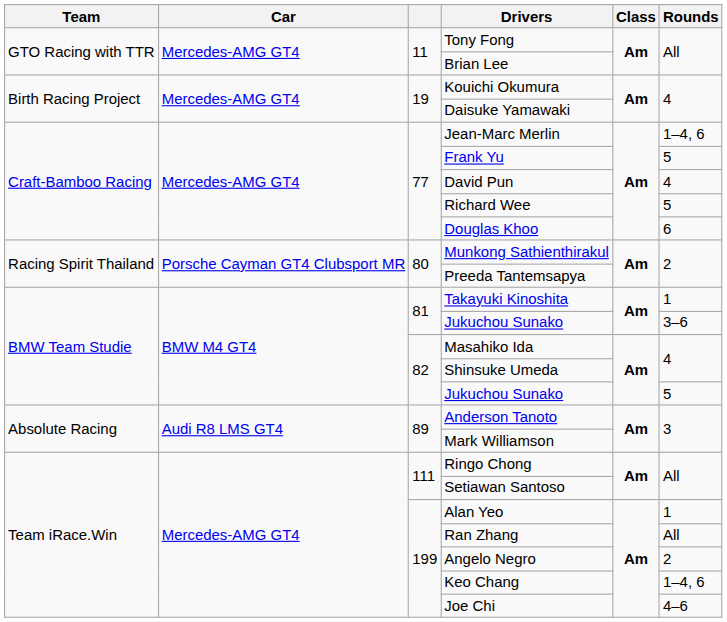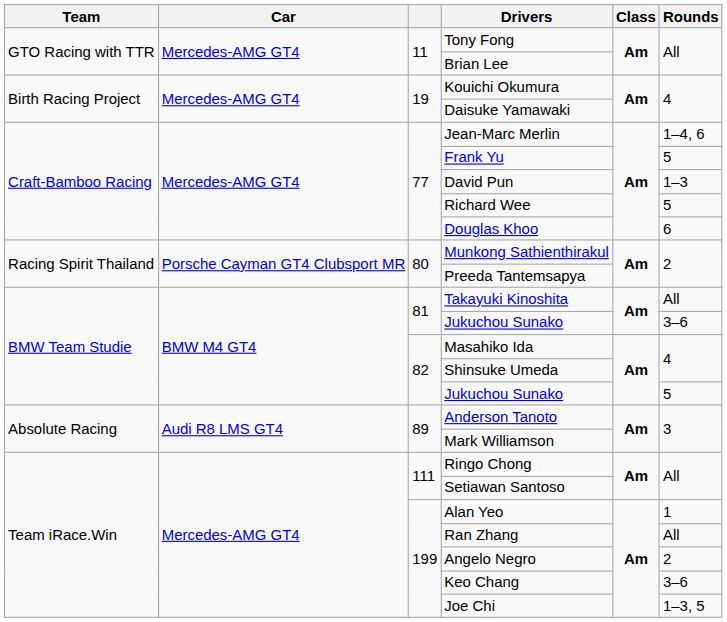(667, 181) 4 -> (675, 181) 1–3
(667, 299) 1 -> (671, 299) All
(684, 582) 1–4, 6 -> (675, 582) 3–6
(675, 605) 4–6 -> (684, 605) 1–3, 5
